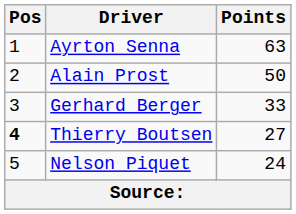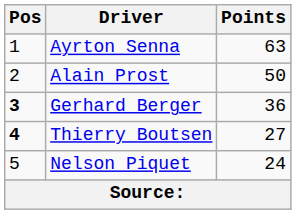(14, 107) normal -> (14, 107) bold
(275, 107) 33 -> (275, 107) 36
